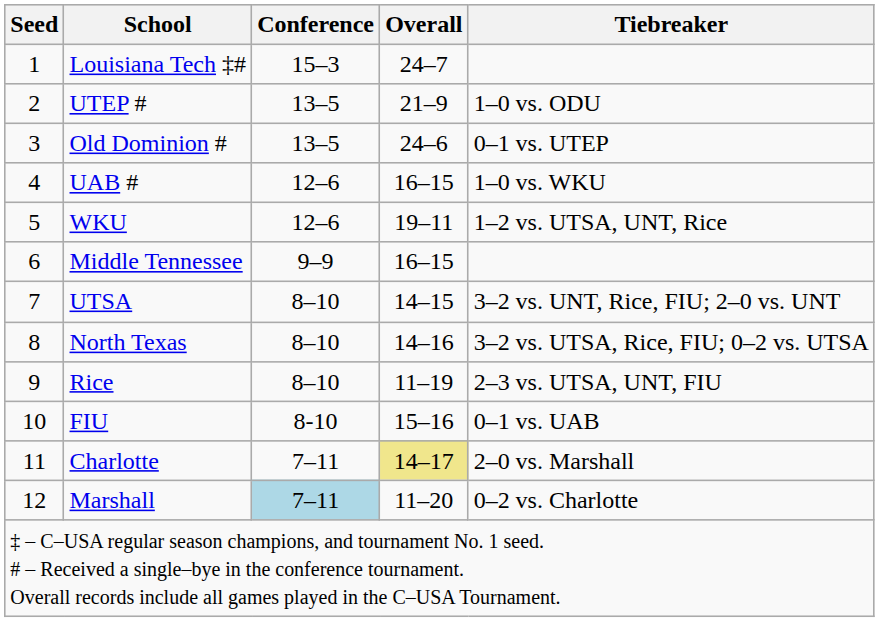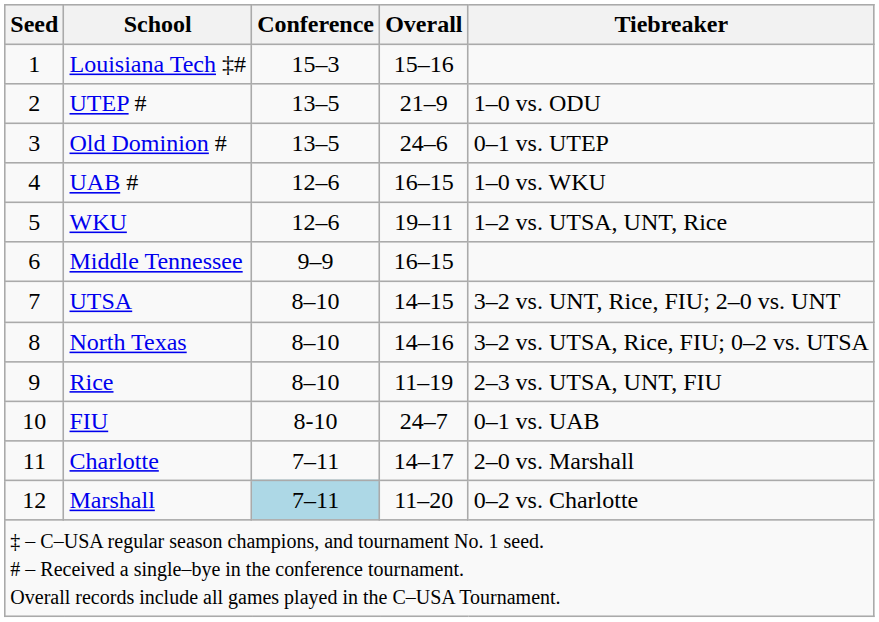(424, 64) 24–7 -> (424, 64) 15–16
(424, 420) 15–16 -> (424, 420) 24–7
(424, 460) khaki background -> (424, 460) no background
